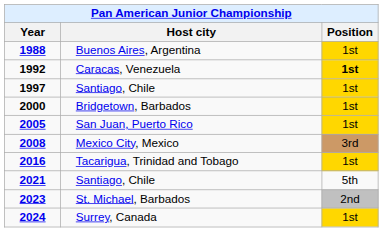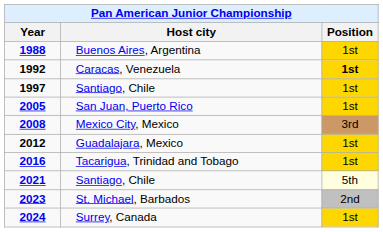- row: (33, 106)
+ row: (33, 143)
(350, 180) no background -> (350, 180) lightyellow background
